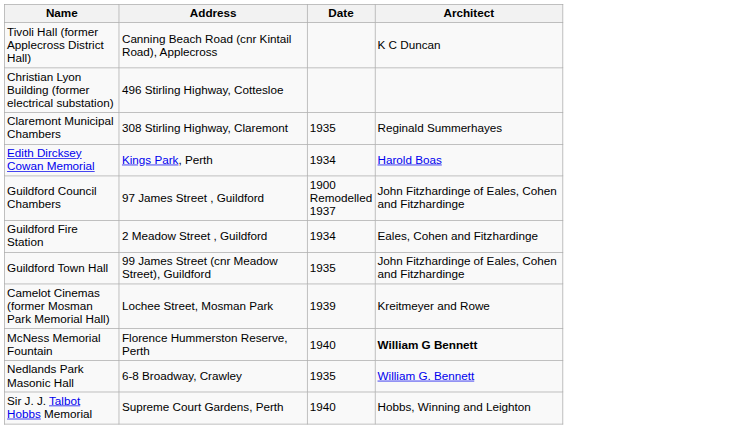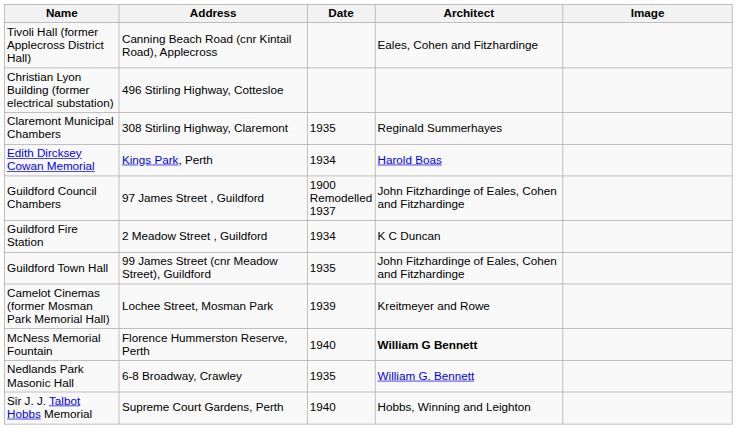+ column: (648, 13)
(409, 45) K C Duncan -> (458, 45) Eales, Cohen and Fitzhardinge
(458, 236) Eales, Cohen and Fitzhardinge -> (409, 236) K C Duncan
